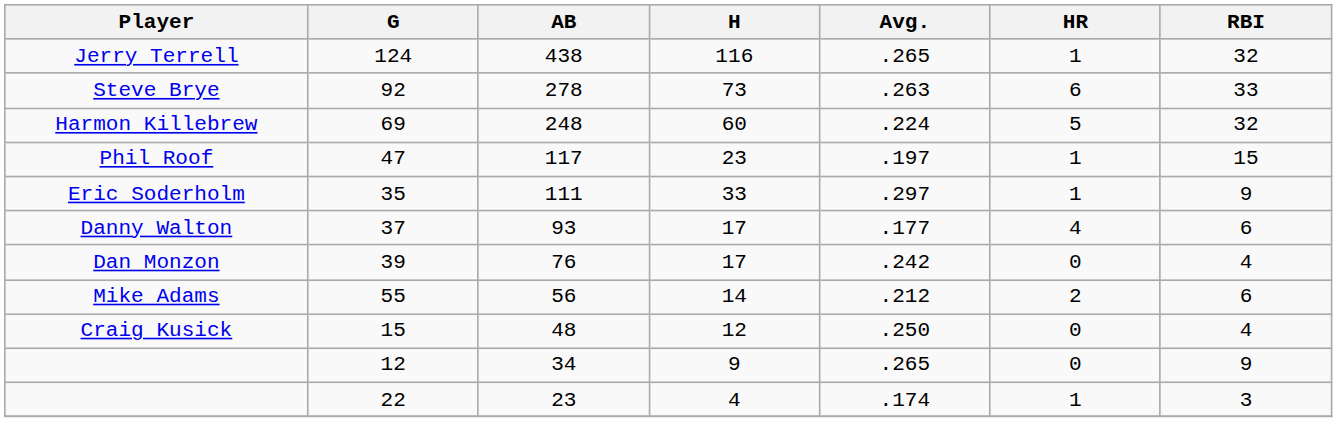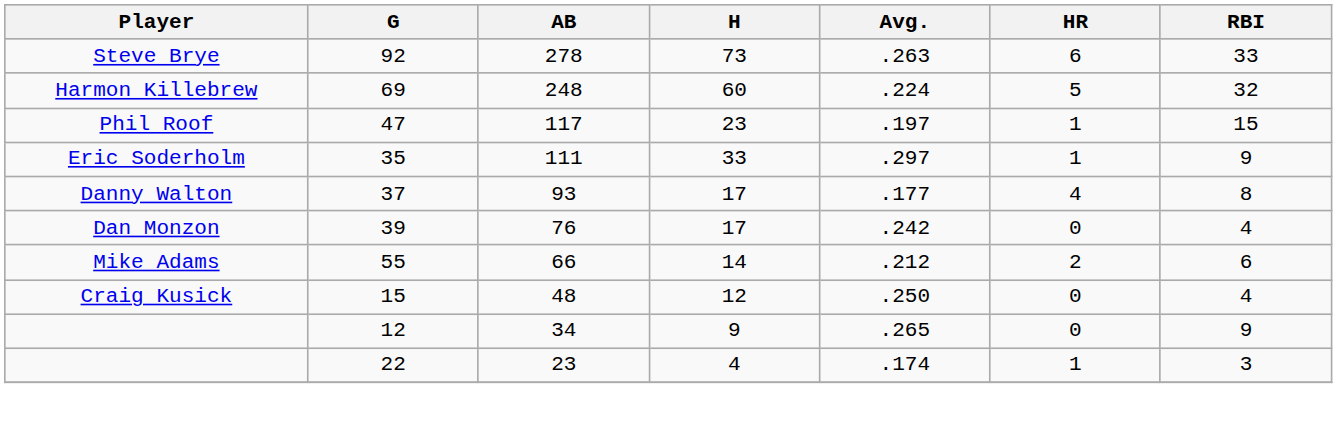- row: (156, 56)
(1246, 228) 6 -> (1246, 194) 8
(564, 297) 56 -> (564, 262) 66
